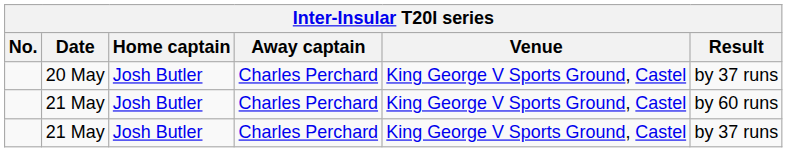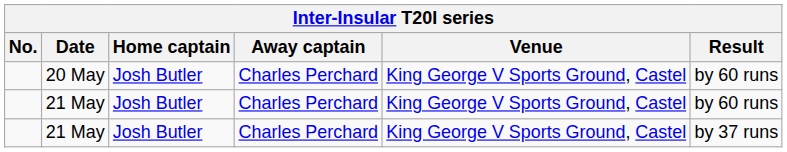(736, 75) by 37 runs -> (736, 75) by 60 runs
